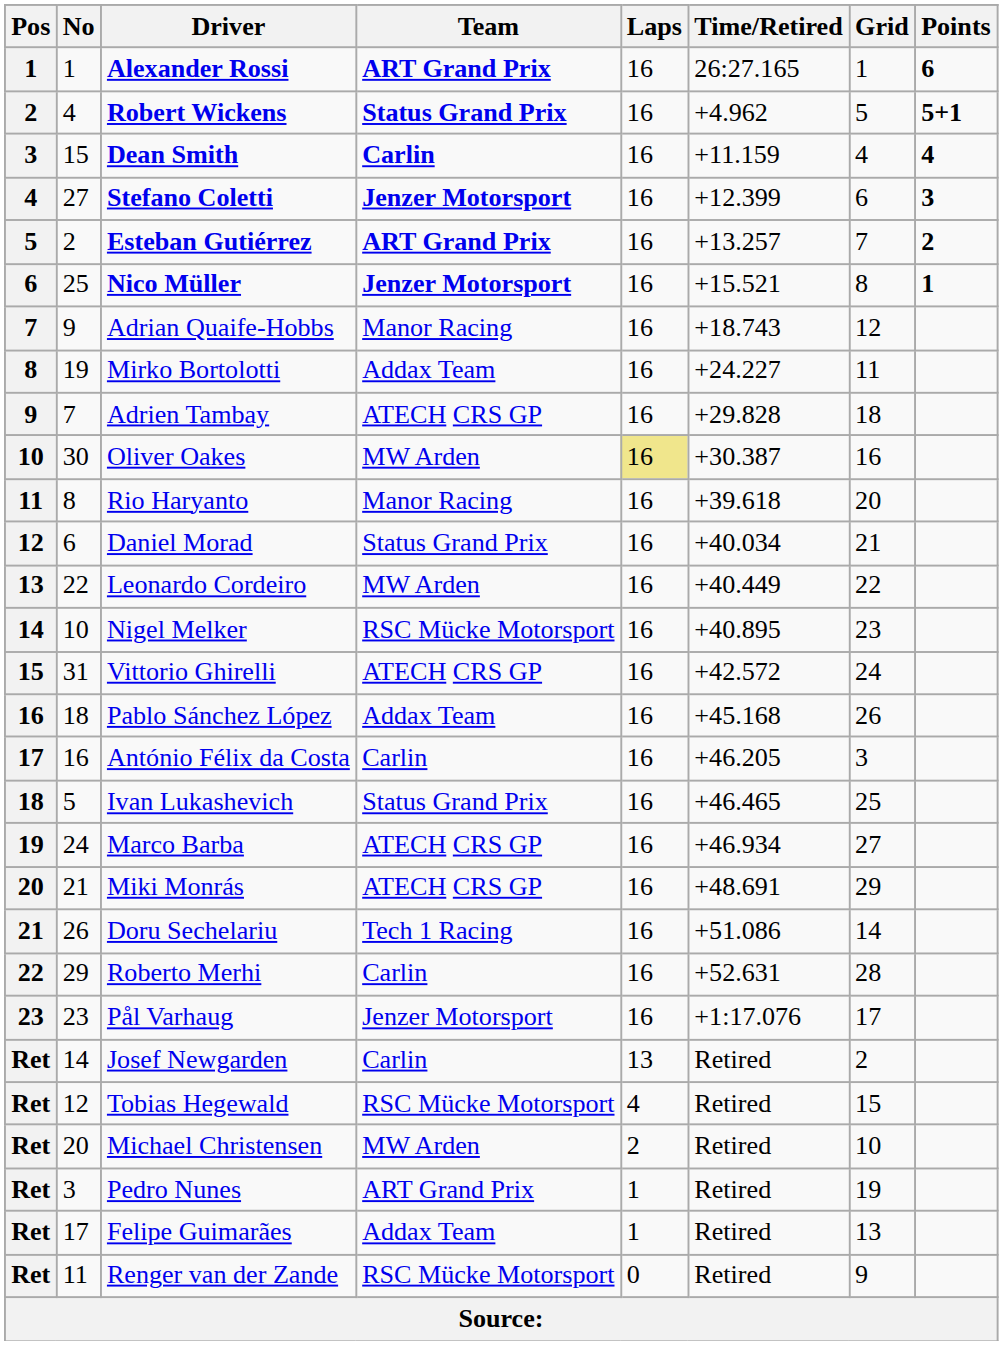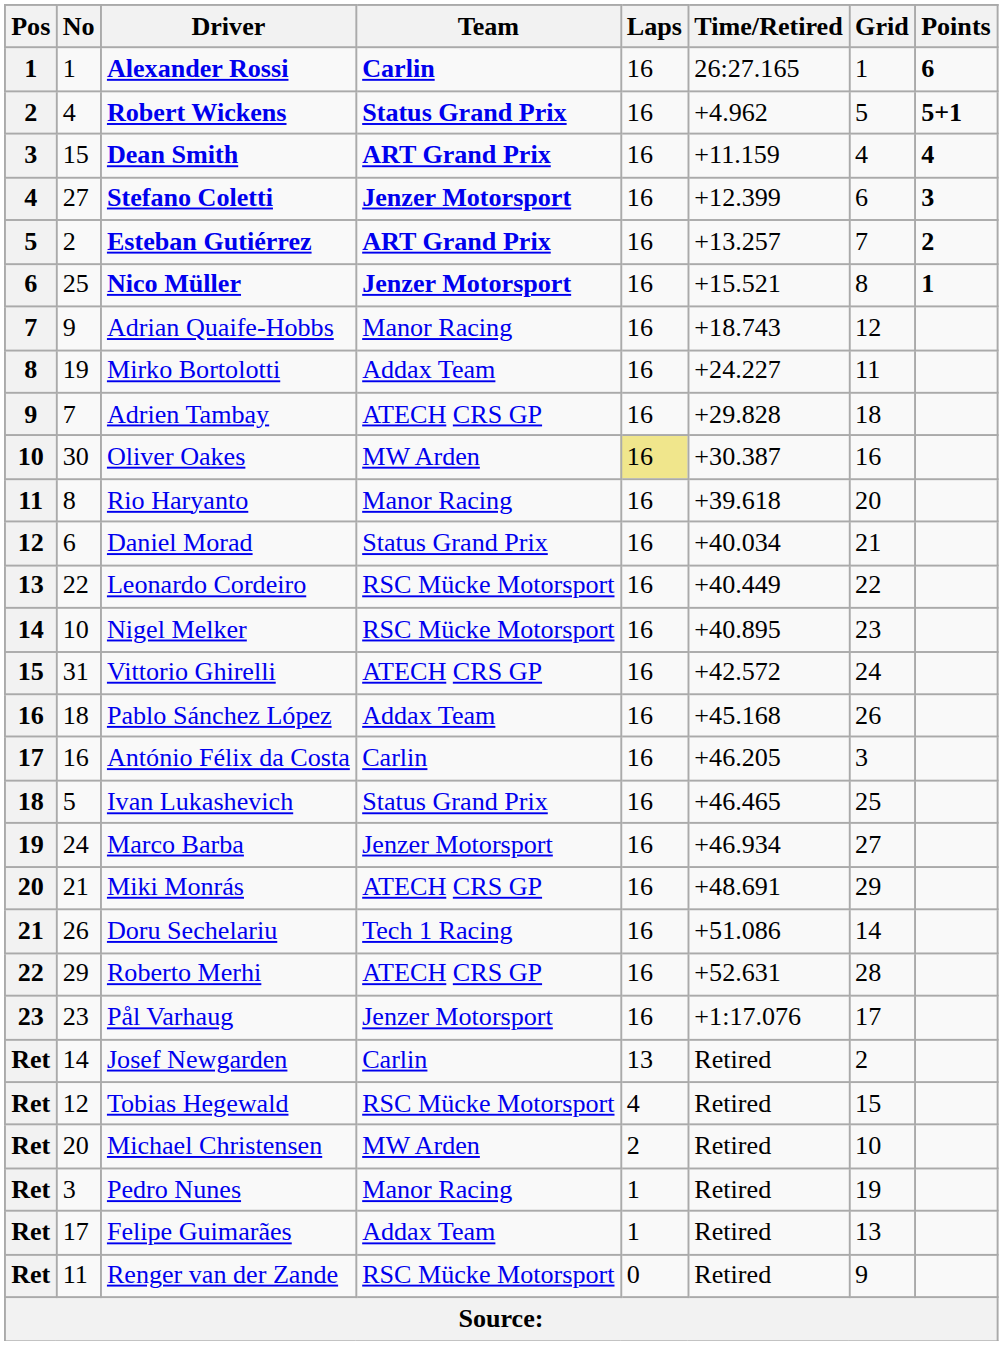(456, 68) ART Grand Prix -> (398, 68) Carlin
(398, 154) Carlin -> (456, 154) ART Grand Prix
(421, 585) MW Arden -> (488, 585) RSC Mücke Motorsport
(452, 844) ATECH CRS GP -> (457, 844) Jenzer Motorsport
(395, 973) Carlin -> (452, 973) ATECH CRS GP
(448, 1188) ART Grand Prix -> (437, 1188) Manor Racing
